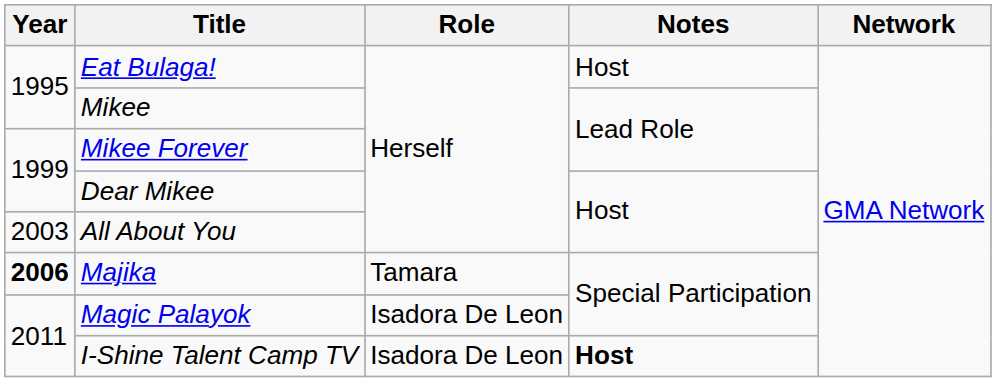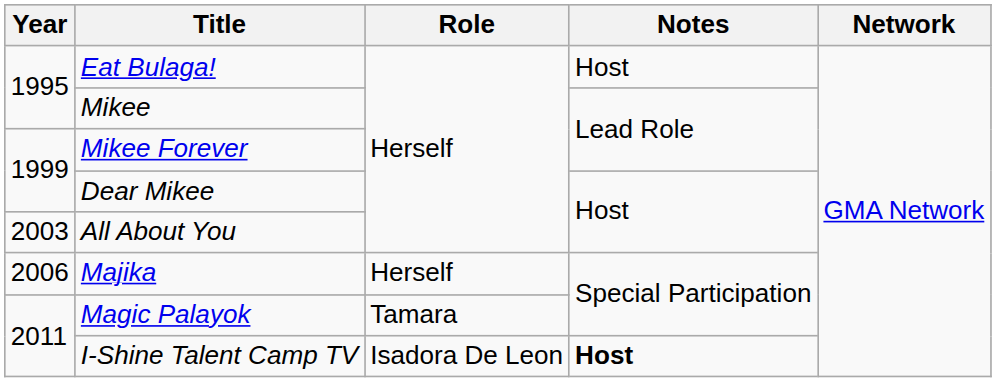(40, 273) bold -> (40, 273) normal
(414, 273) Tamara -> (412, 273) Herself
(467, 314) Isadora De Leon -> (414, 314) Tamara
